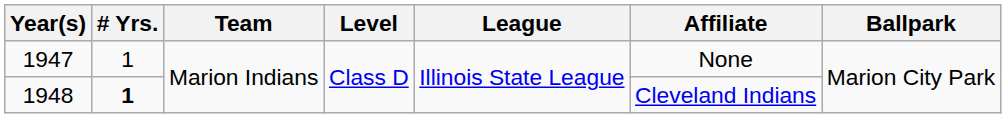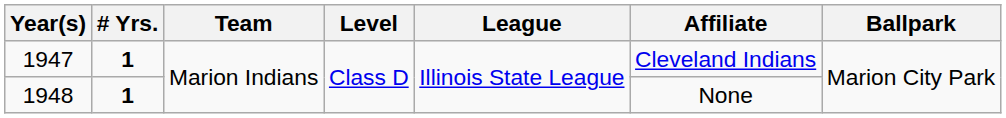(127, 59) normal -> (127, 59) bold
(726, 59) None -> (726, 59) Cleveland Indians
(726, 95) Cleveland Indians -> (726, 95) None
